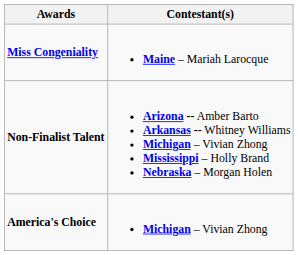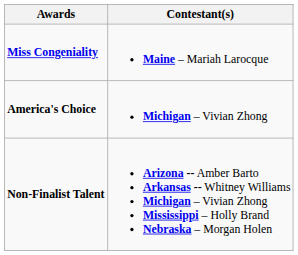rows swapped: (52, 222) <-> (56, 137)
